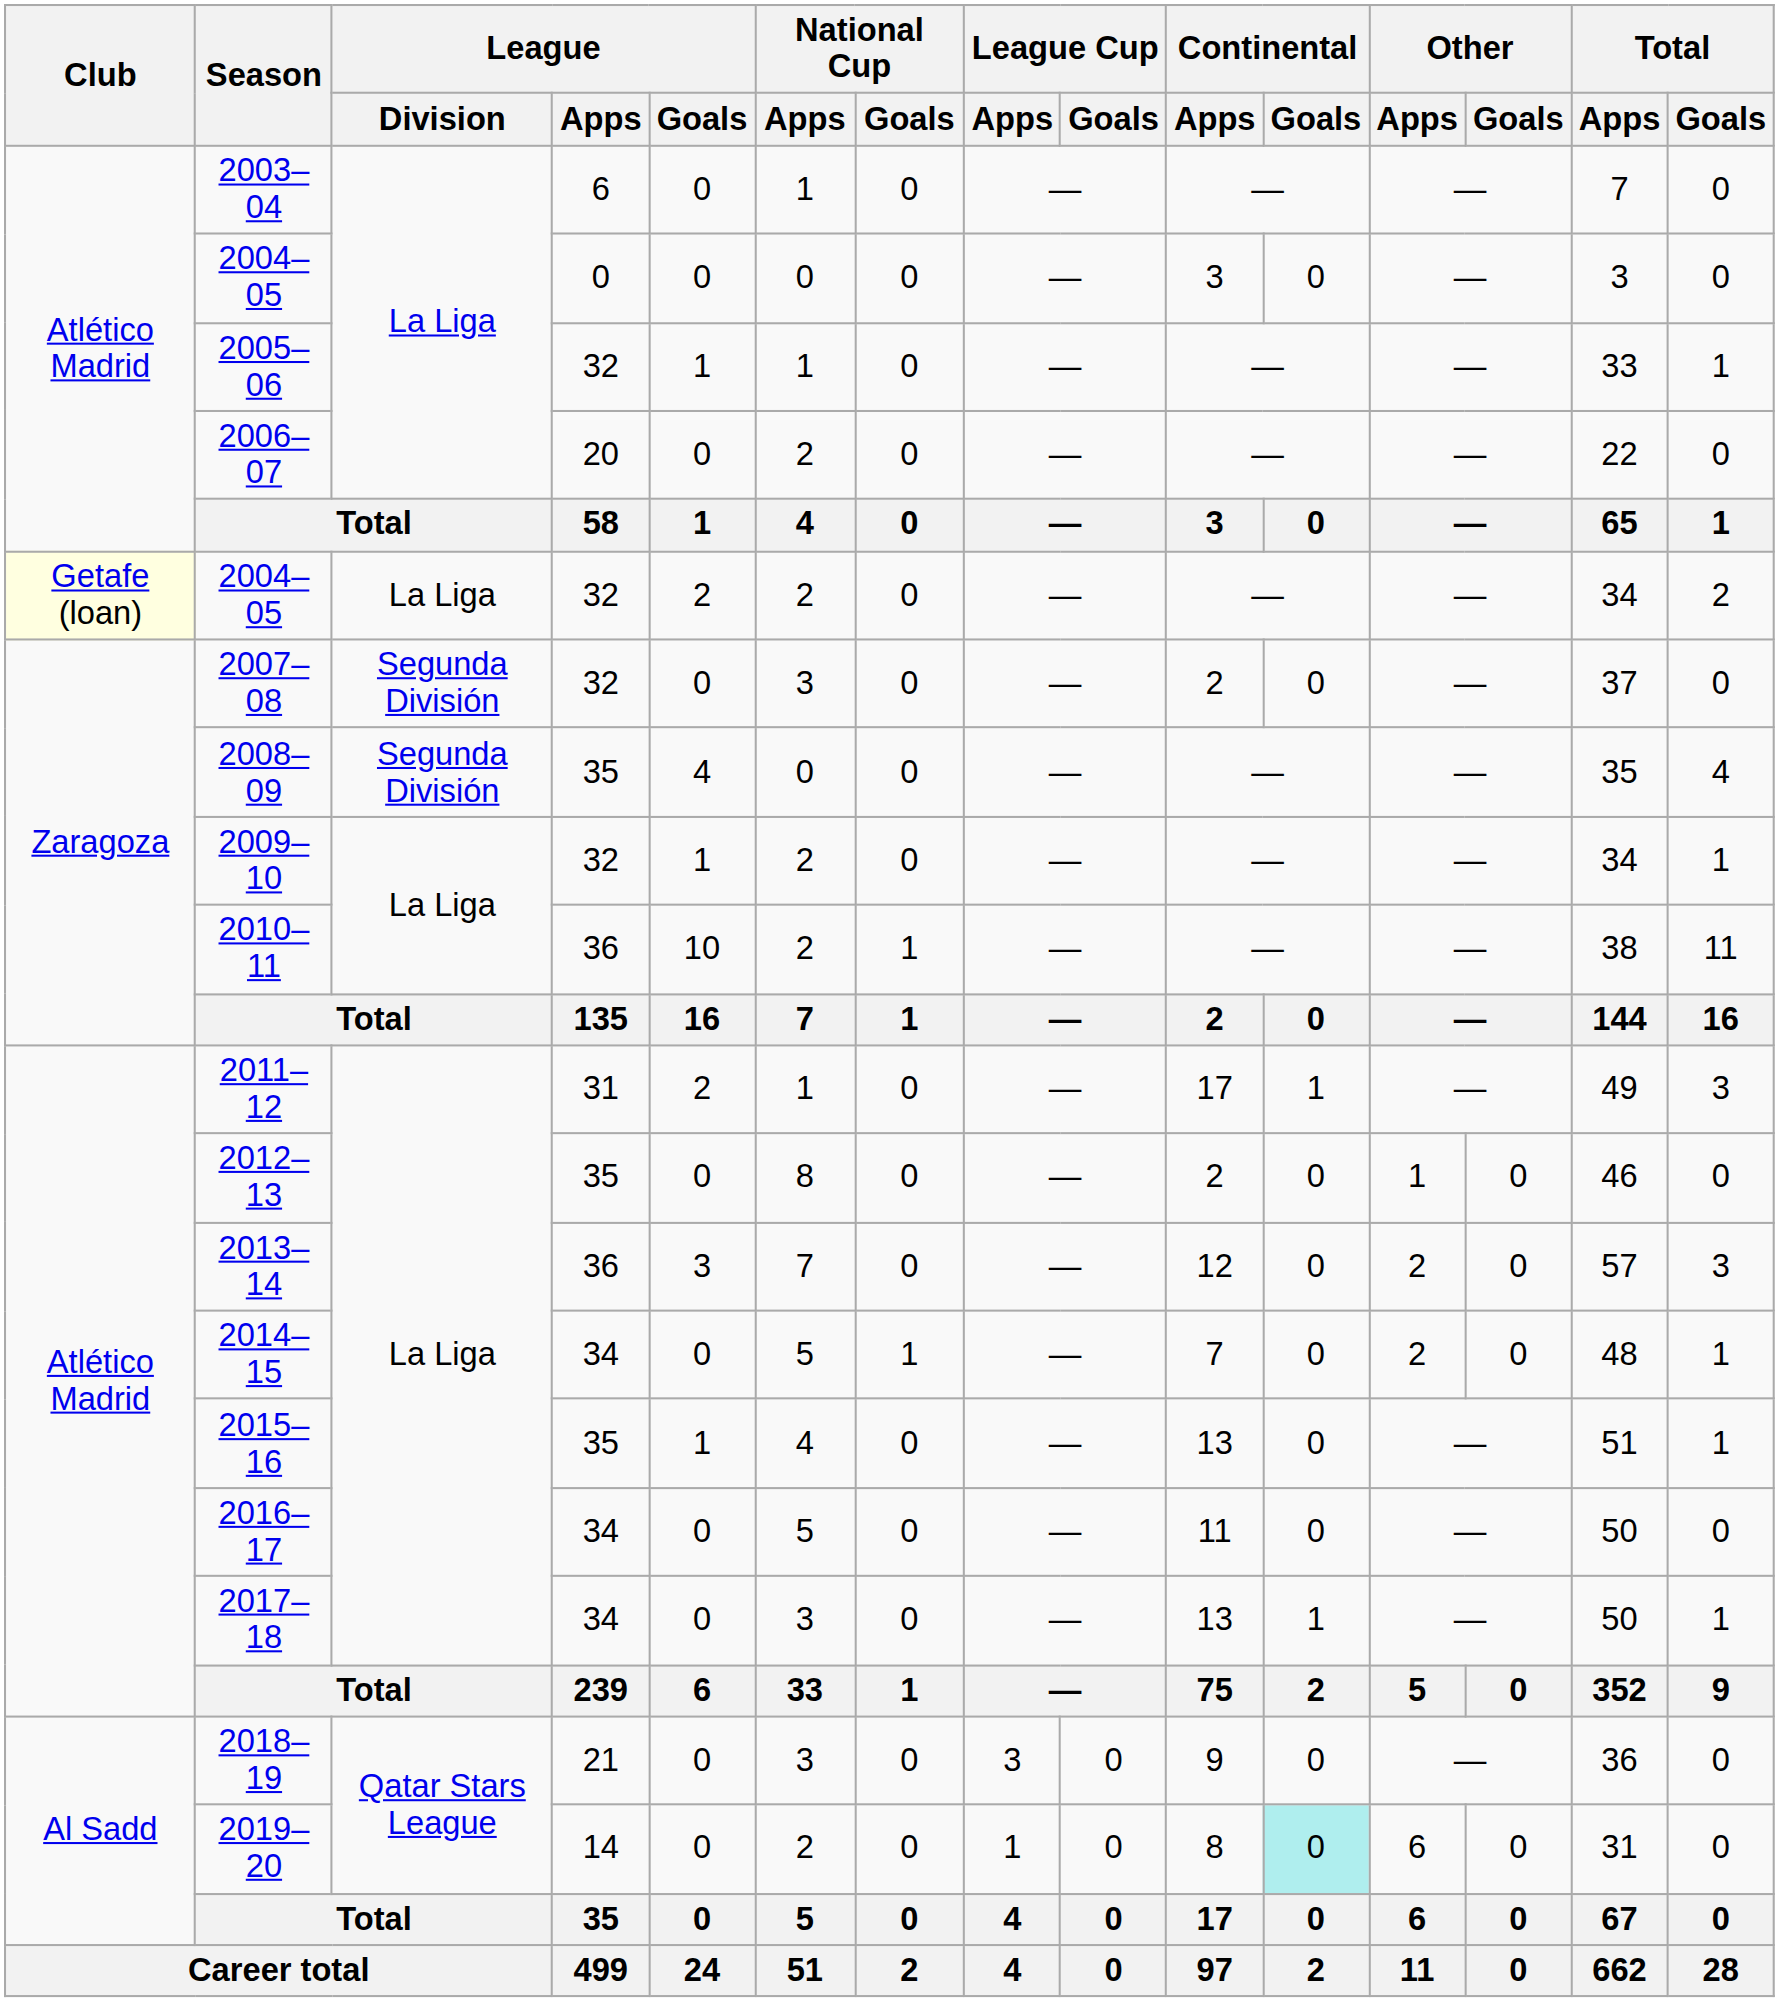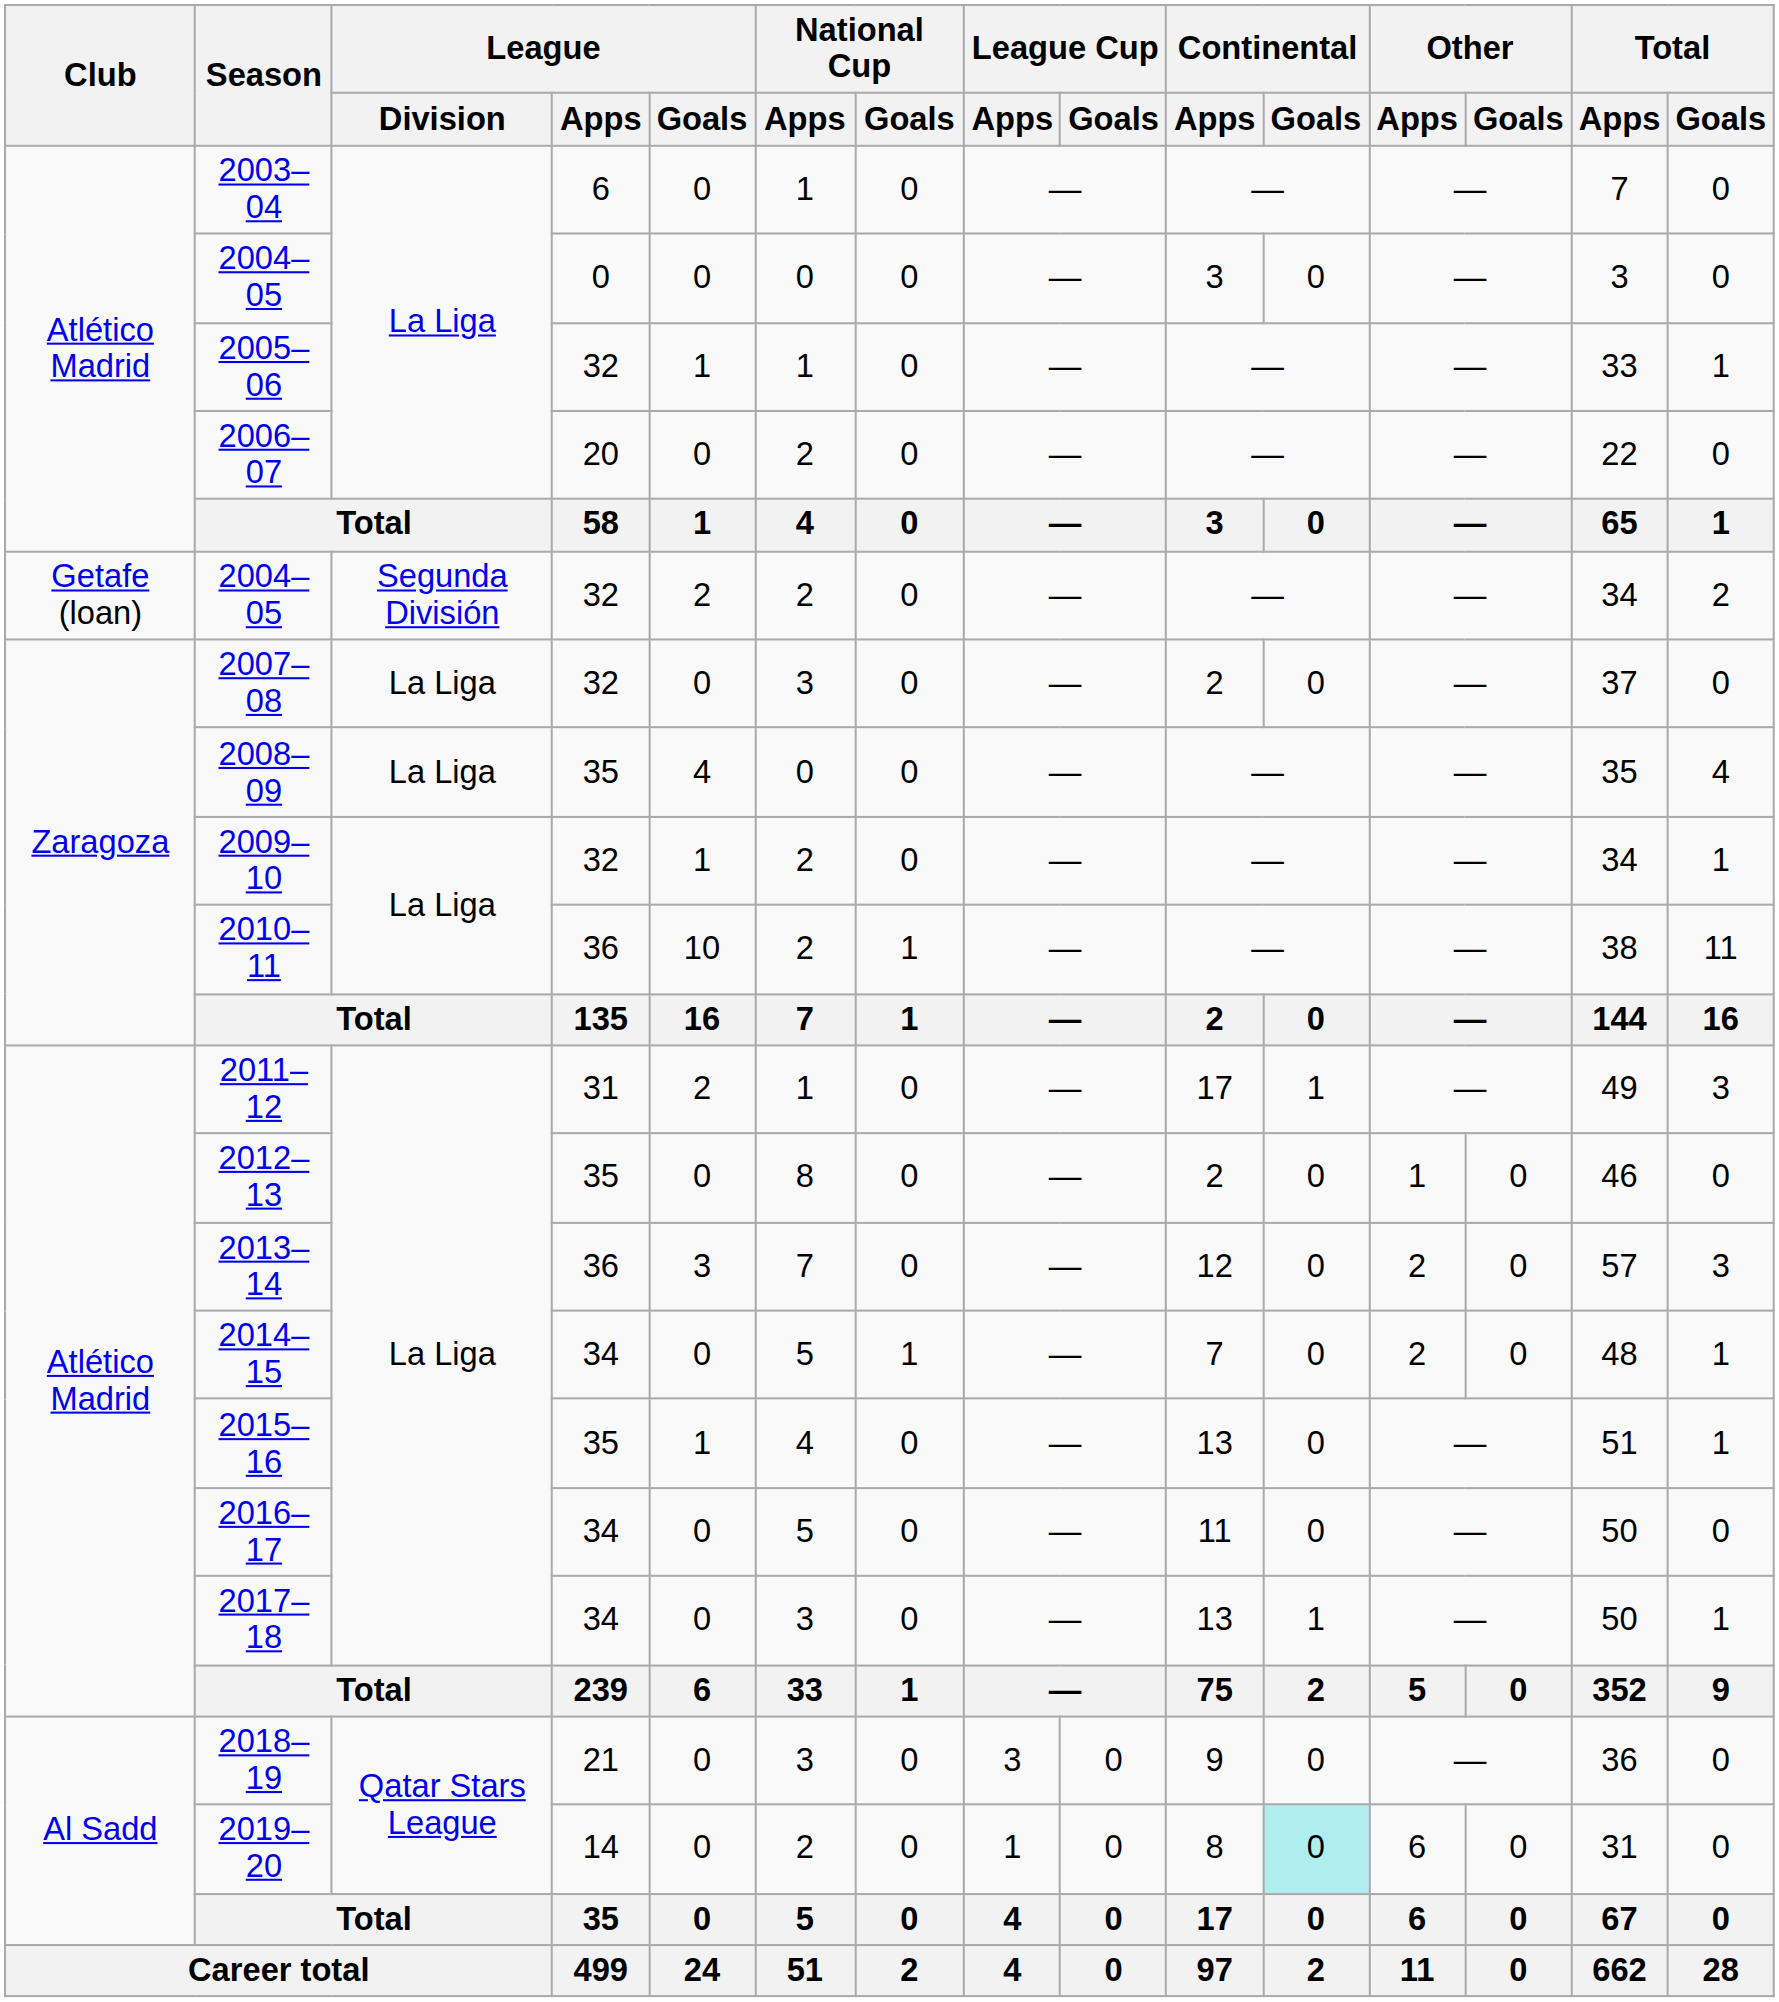(100, 594) lightyellow background -> (100, 594) no background
(442, 594) La Liga -> (442, 594) Segunda División
(442, 683) Segunda División -> (442, 683) La Liga
(442, 771) Segunda División -> (442, 771) La Liga
